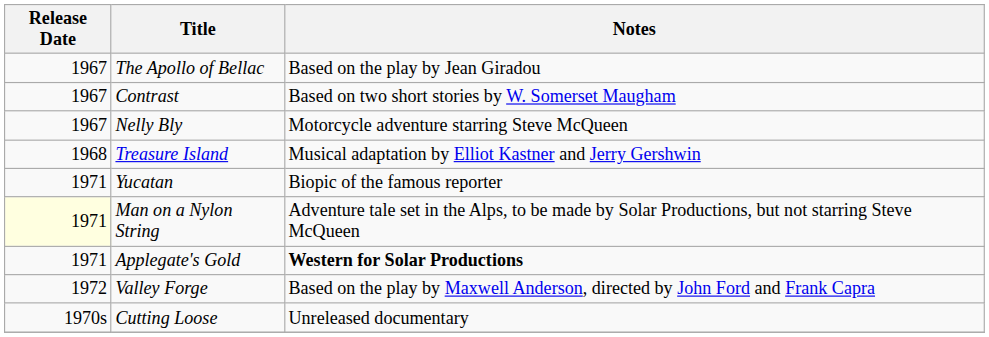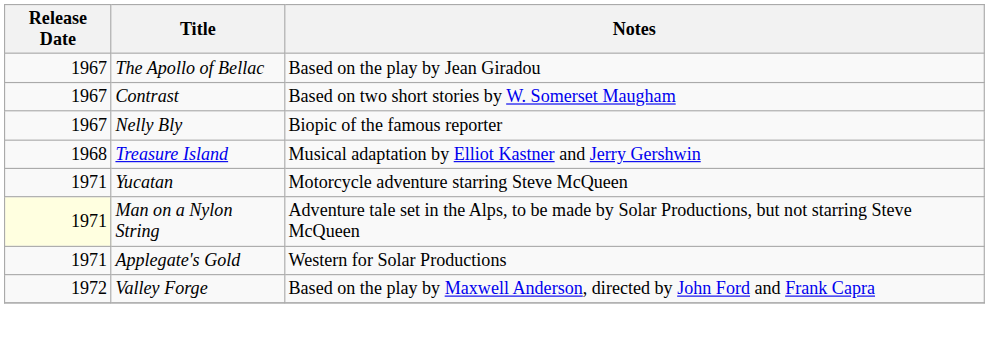(458, 125) Motorcycle adventure starring Steve McQueen -> (395, 125) Biopic of the famous reporter
(395, 182) Biopic of the famous reporter -> (458, 182) Motorcycle adventure starring Steve McQueen
(406, 260) bold -> (398, 260) normal
- row: (166, 317)
